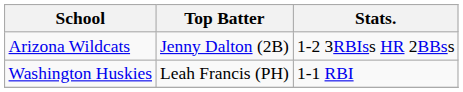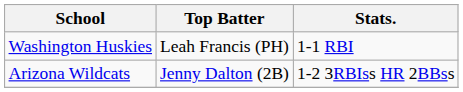rows swapped: (69, 45) <-> (80, 73)
